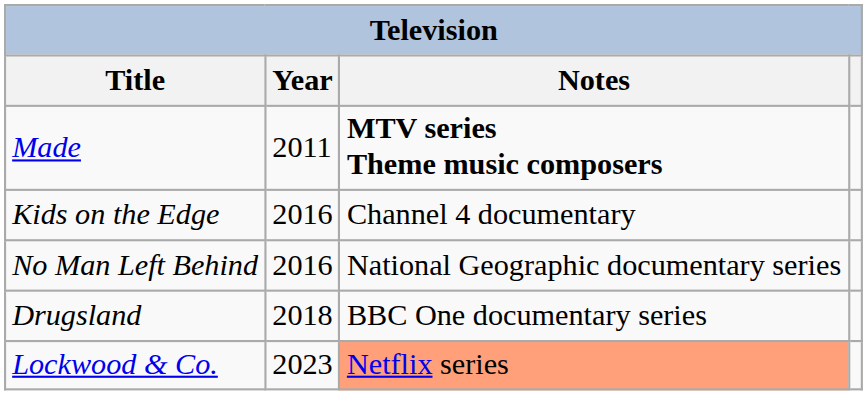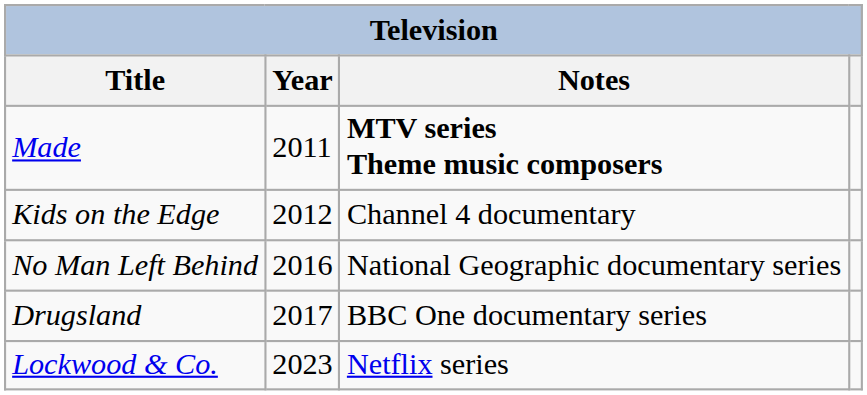(302, 215) 2016 -> (302, 215) 2012
(302, 314) 2018 -> (302, 314) 2017
(428, 364) lightsalmon background -> (428, 364) no background
